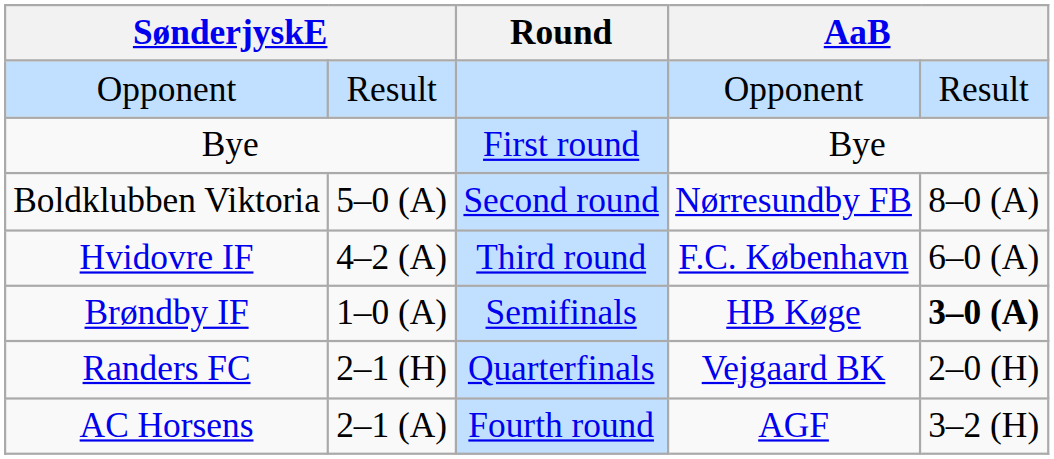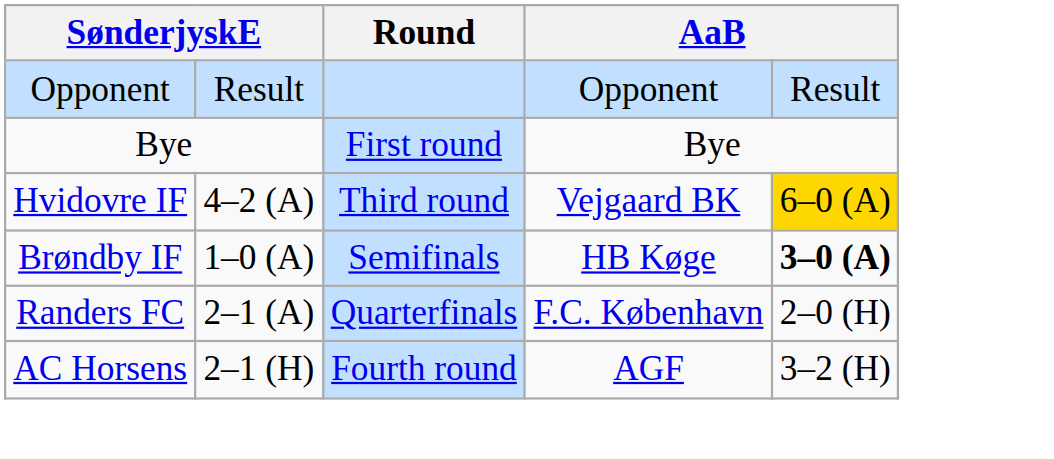- row: (167, 200)
(794, 256) F.C. København -> (648, 200) Vejgaard BK
(984, 256) no background -> (835, 200) gold background
(392, 369) 2–1 (H) -> (259, 312) 2–1 (A)
(794, 369) Vejgaard BK -> (649, 312) F.C. København
(392, 425) 2–1 (A) -> (259, 369) 2–1 (H)
